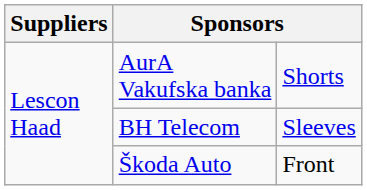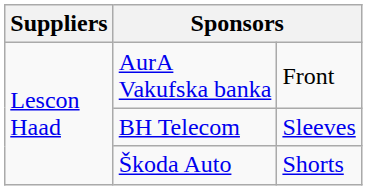(313, 75) Shorts -> (308, 75) Front
(308, 164) Front -> (313, 164) Shorts
